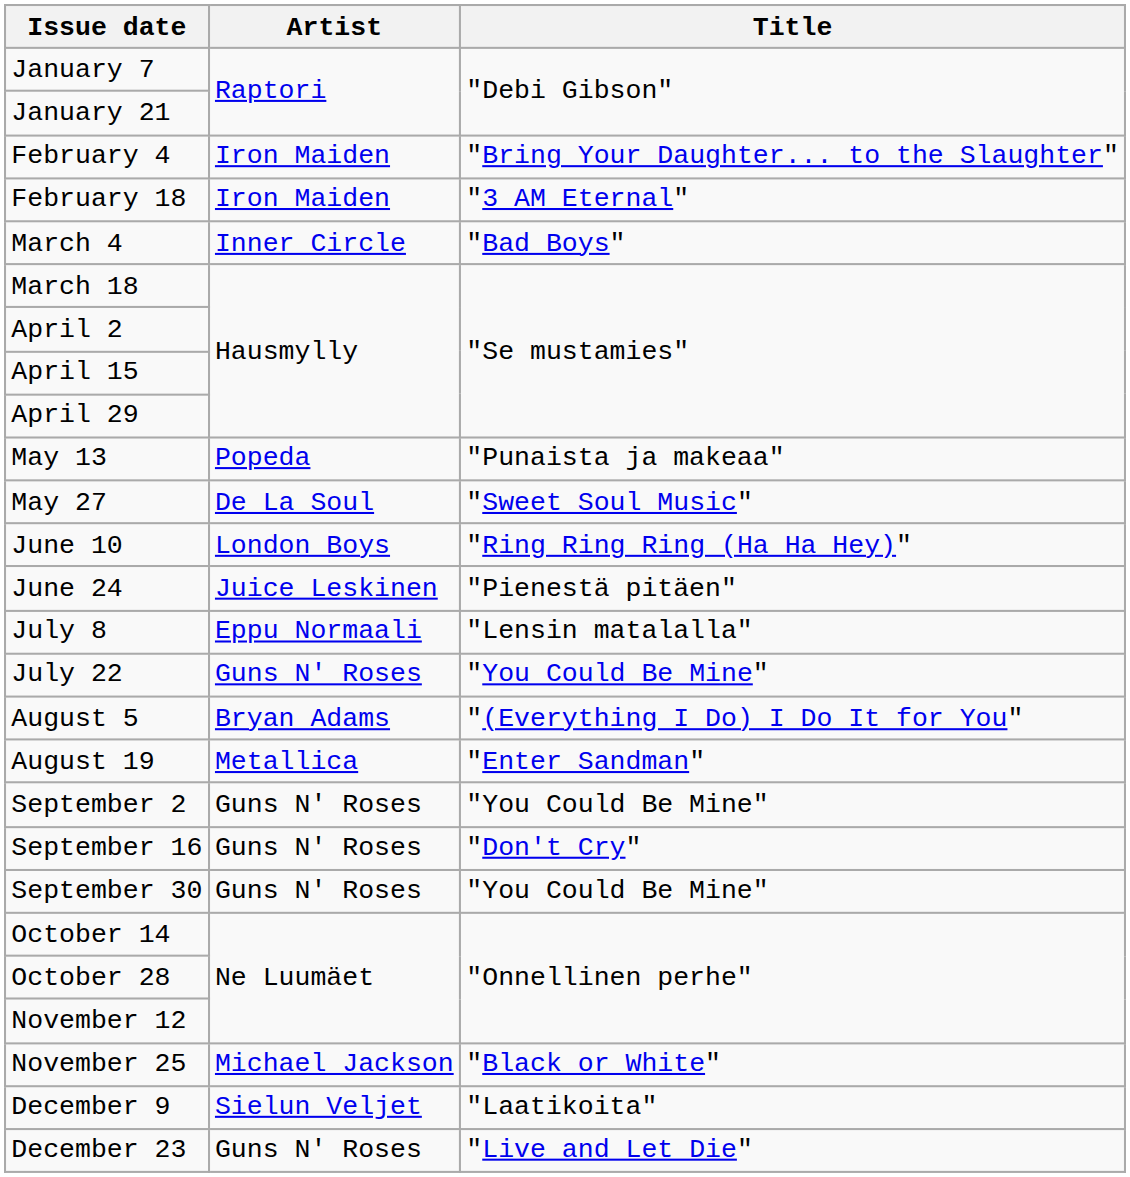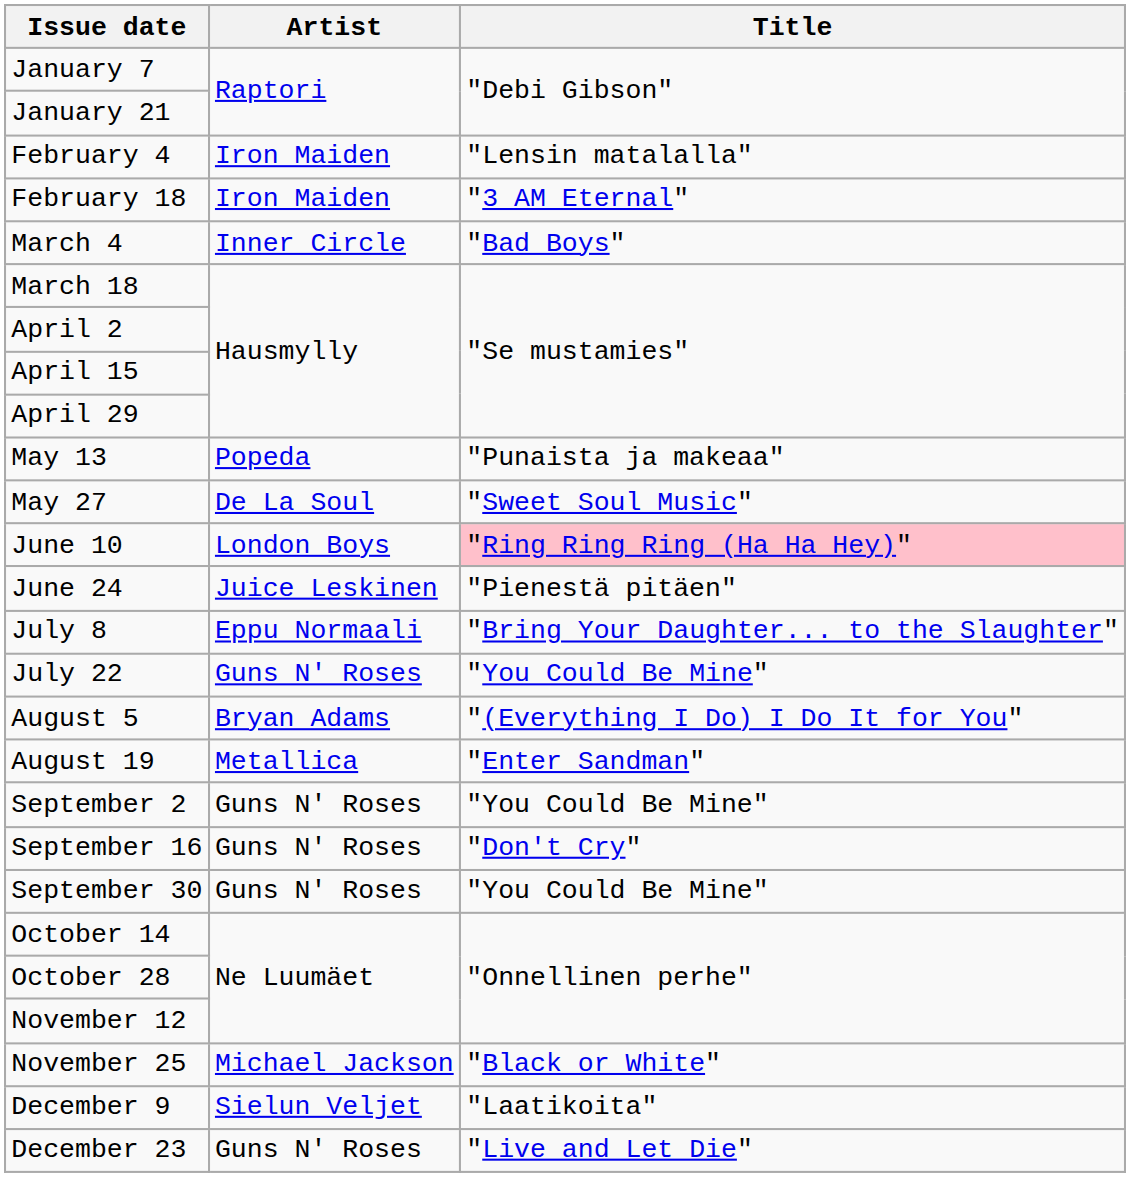(793, 156) "Bring Your Daughter... to the Slaughter" -> (610, 156) "Lensin matalalla"
(689, 545) no background -> (689, 545) pink background
(610, 632) "Lensin matalalla" -> (793, 632) "Bring Your Daughter... to the Slaughter"
